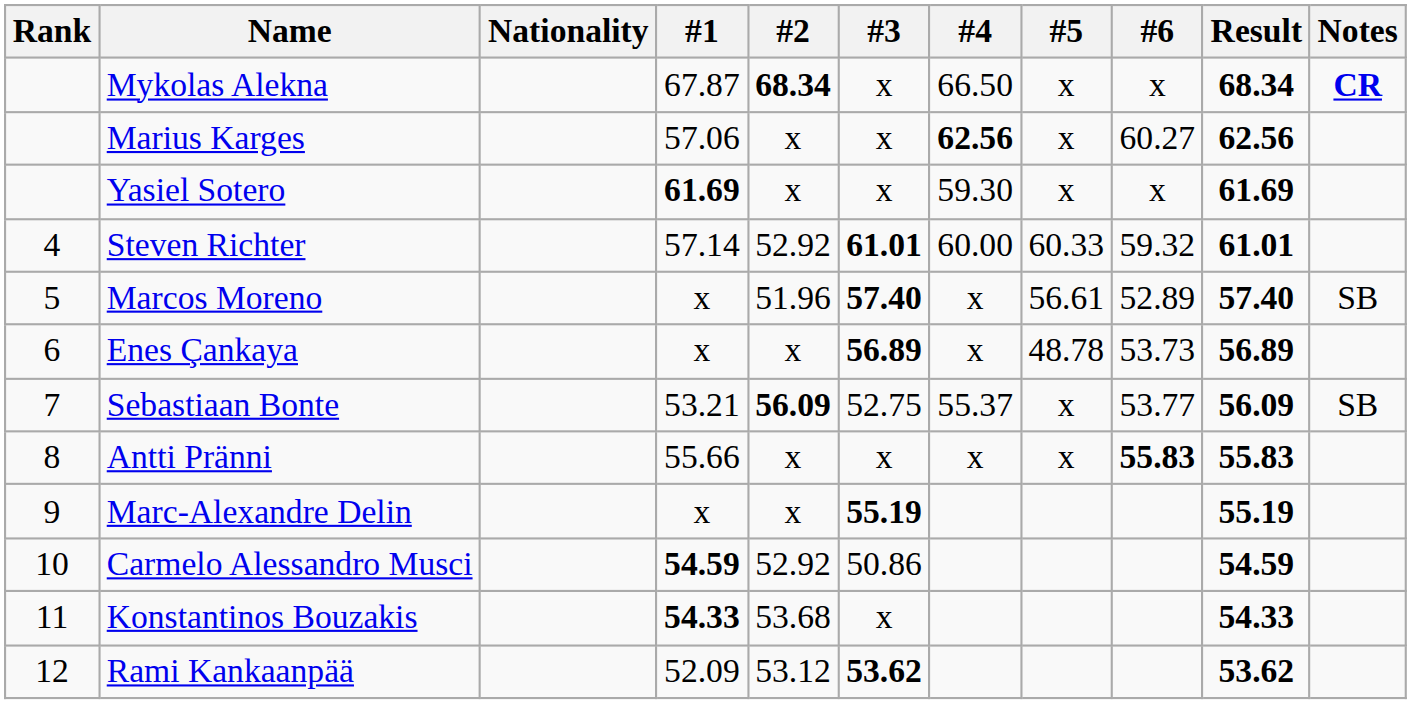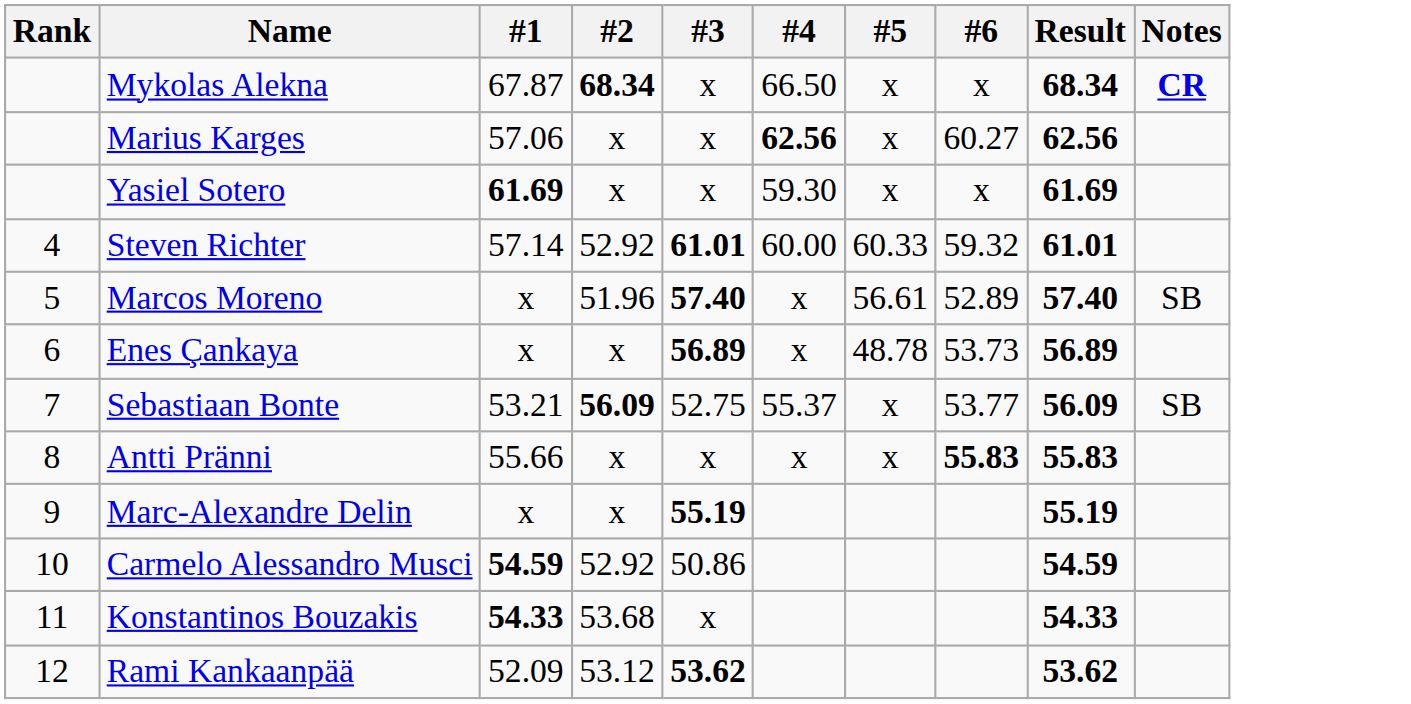- column: (568, 31)
